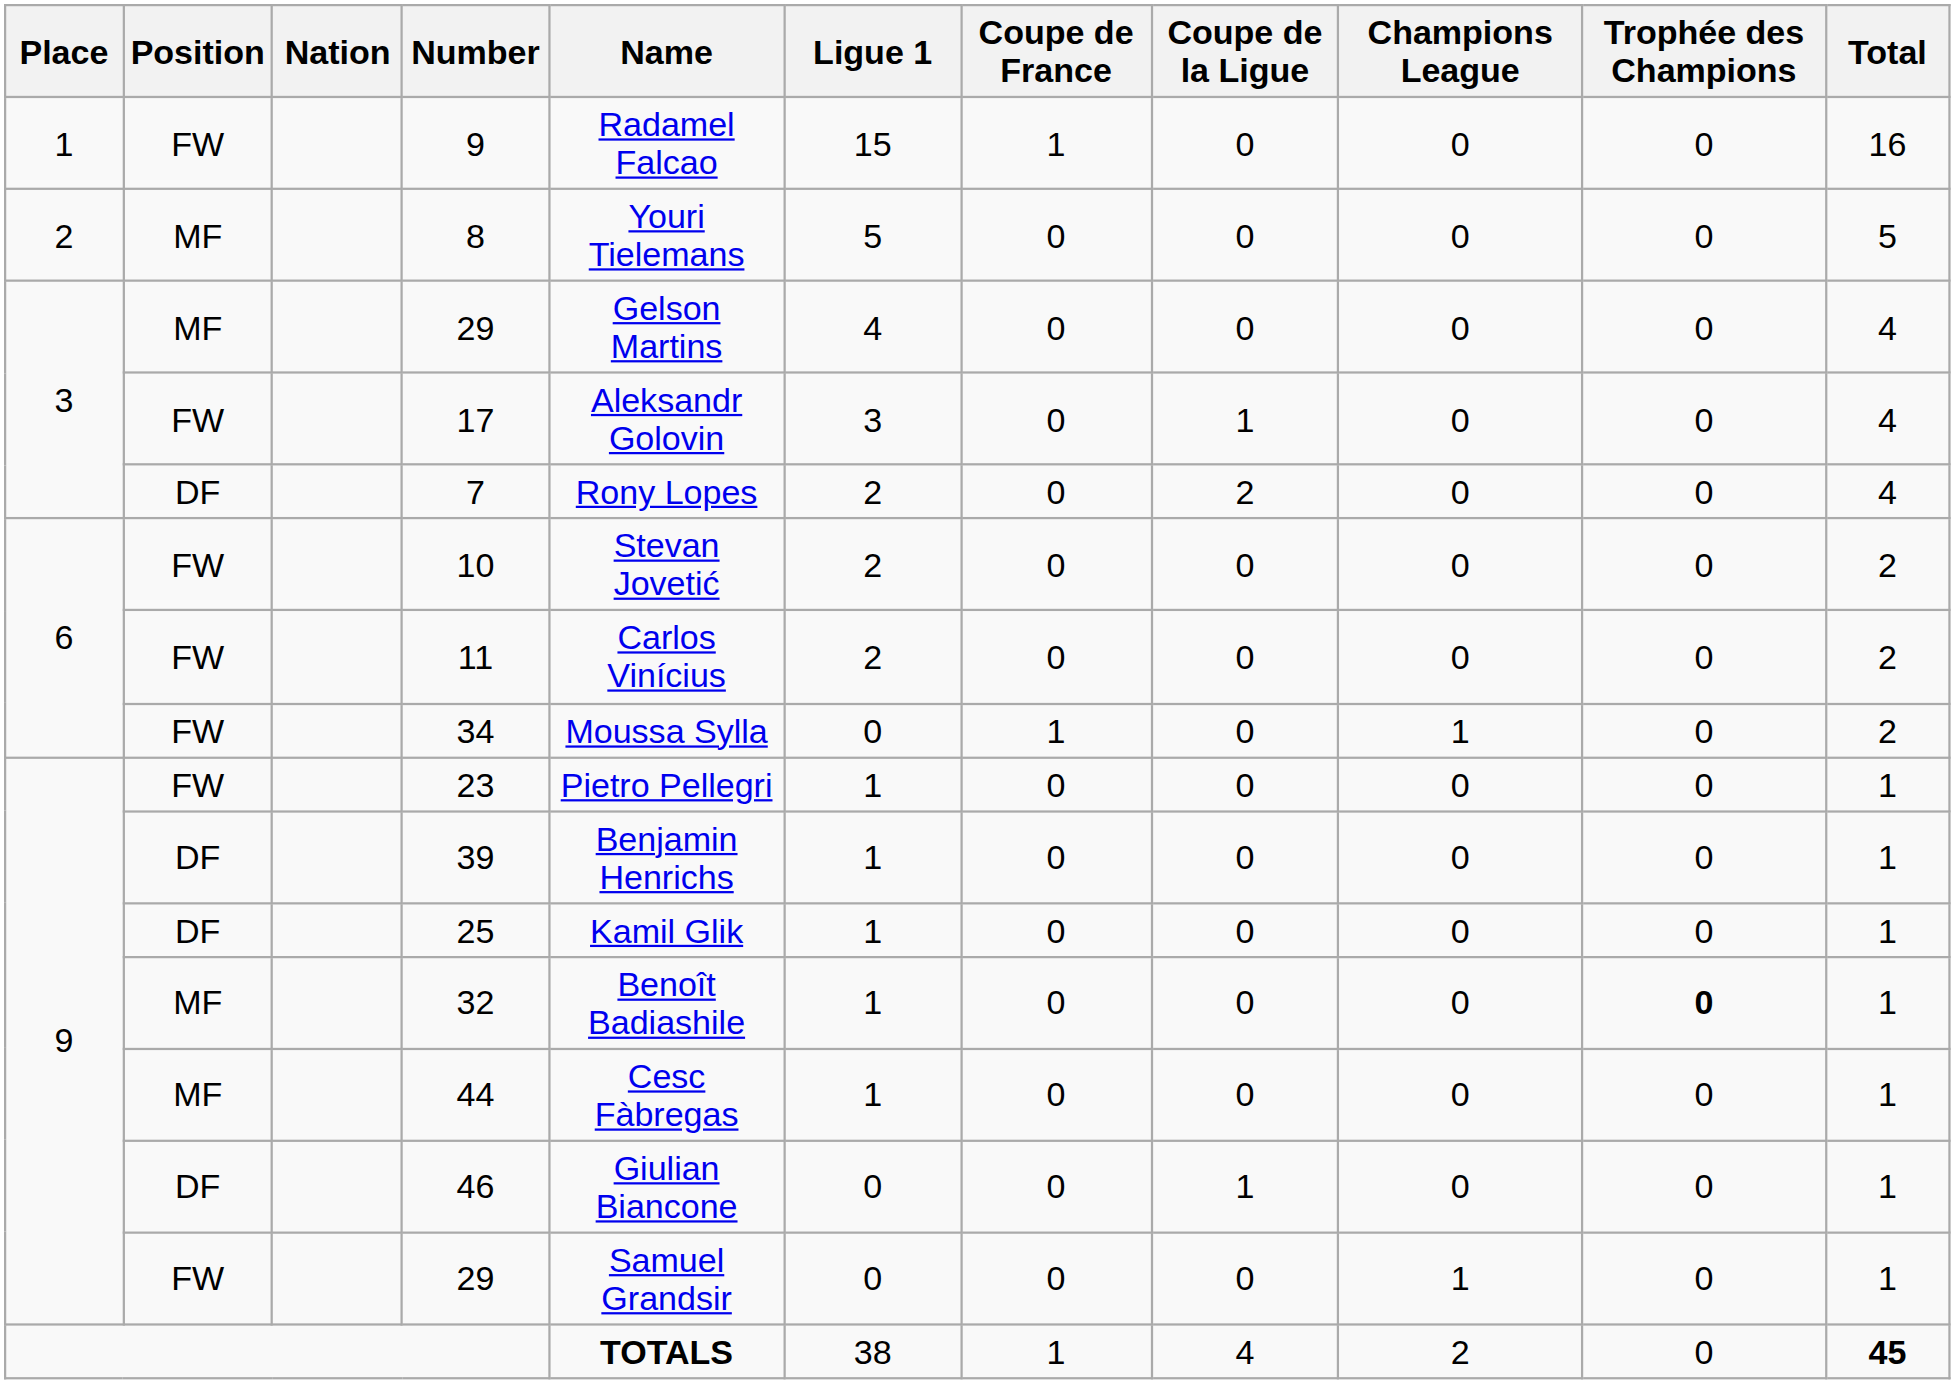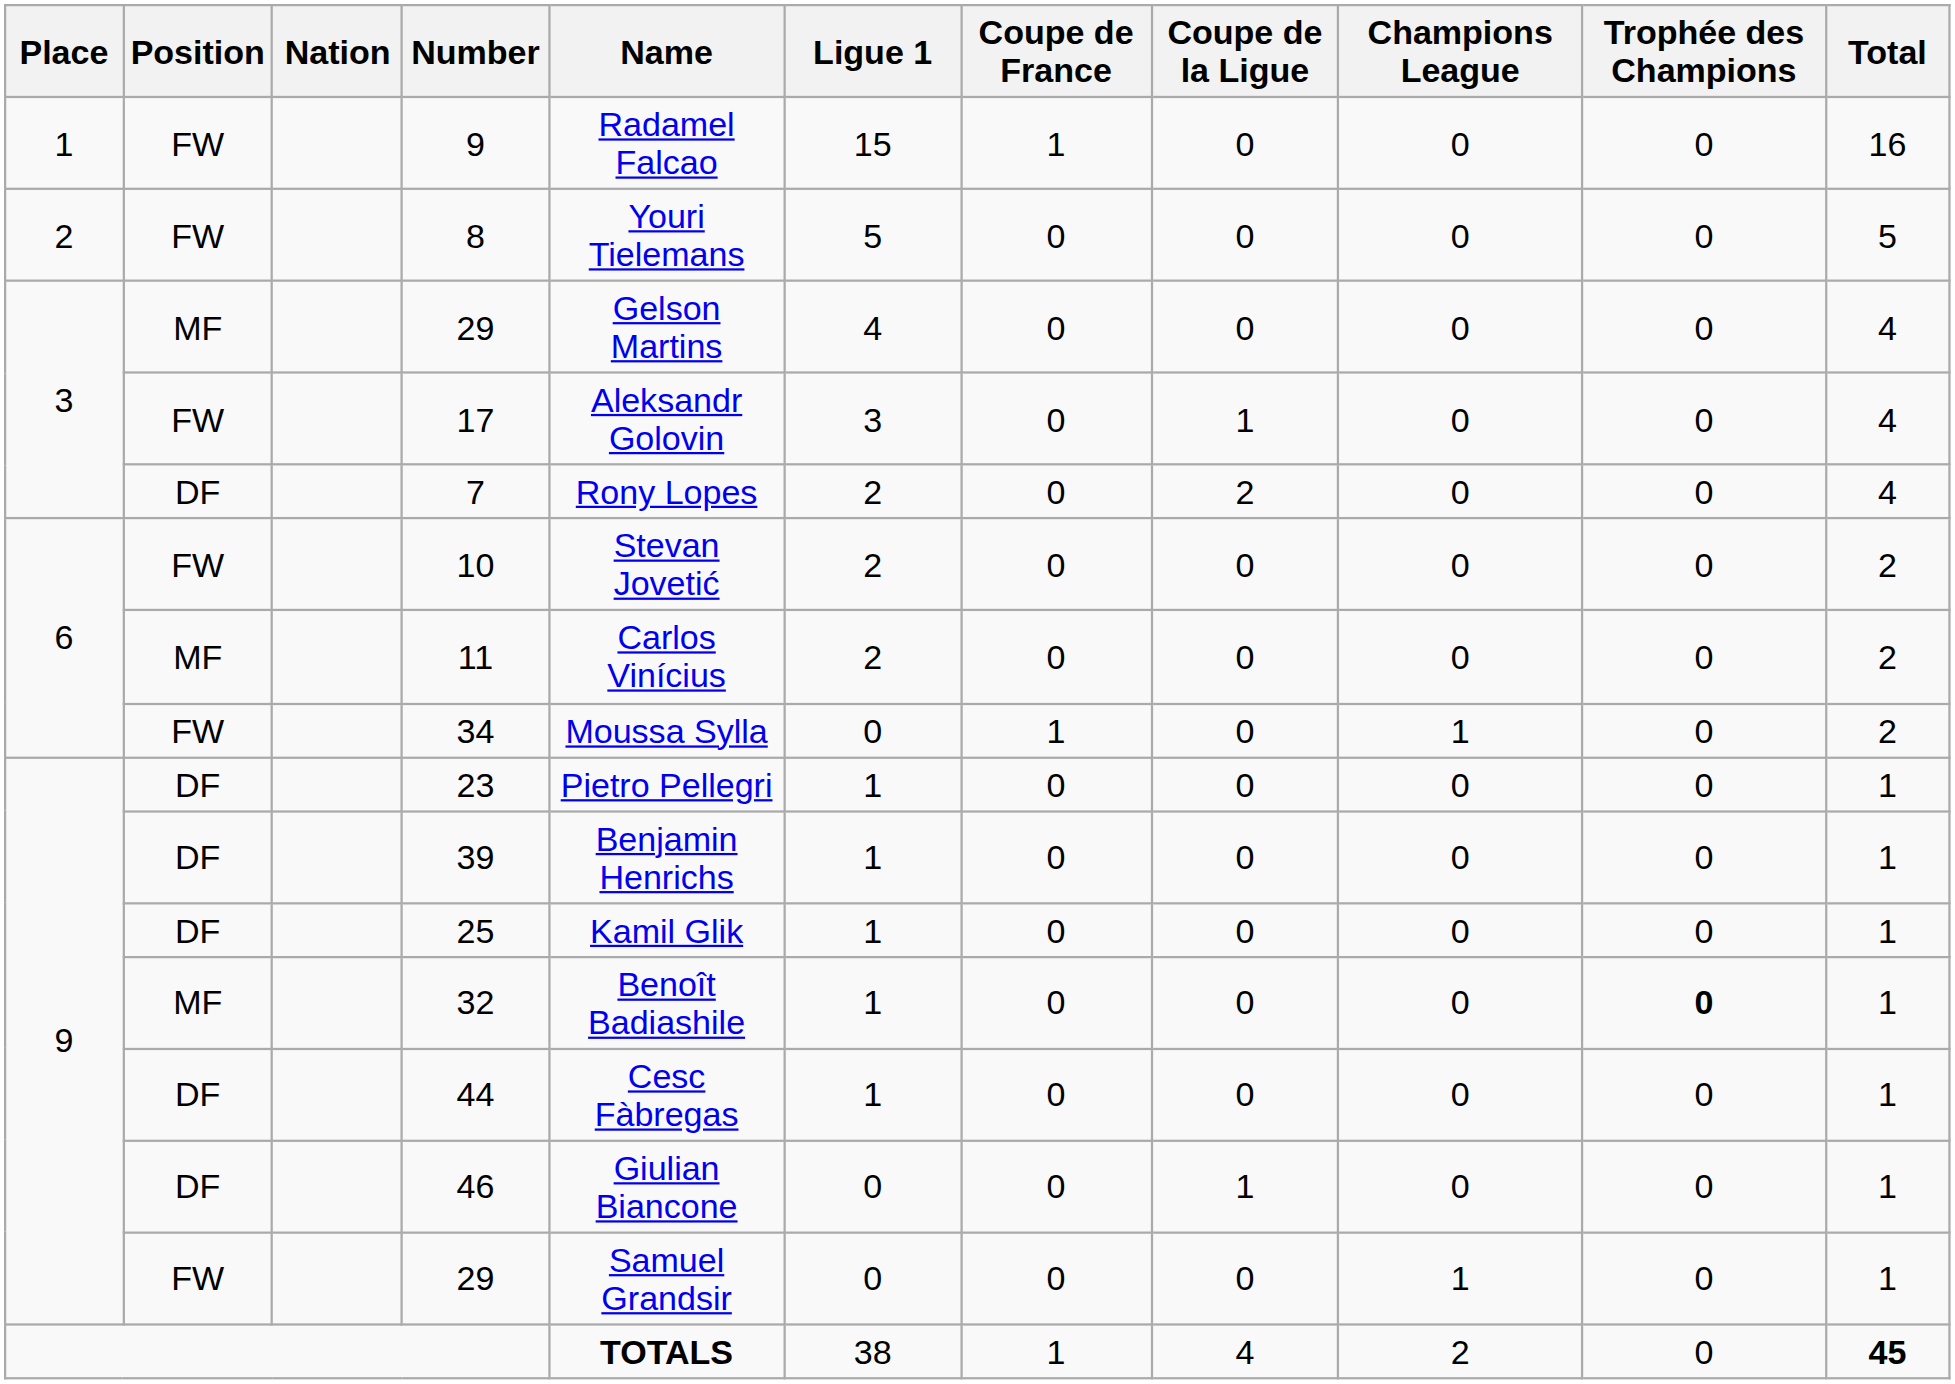(198, 235) MF -> (198, 235) FW
(198, 657) FW -> (198, 657) MF
(198, 784) FW -> (198, 784) DF
(198, 1095) MF -> (198, 1095) DF
